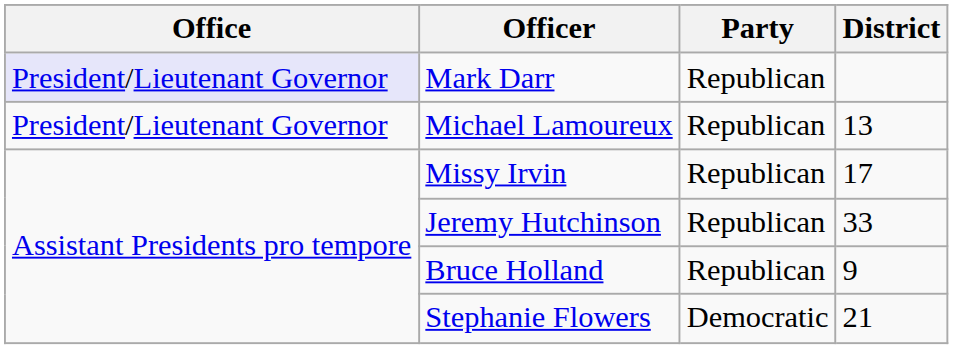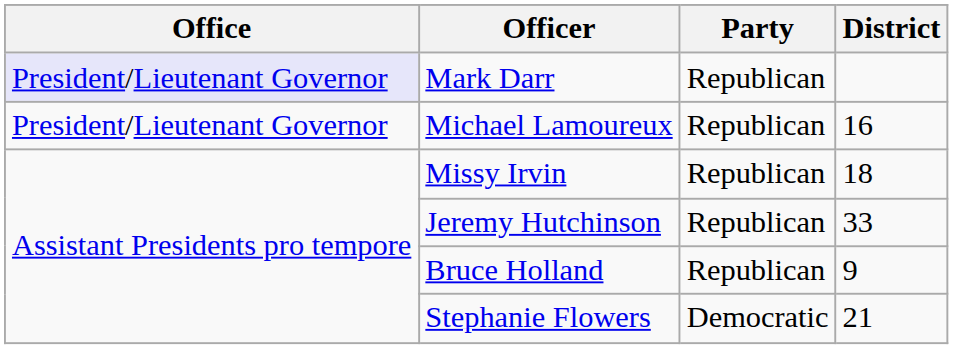(858, 125) 13 -> (858, 125) 16
(858, 173) 17 -> (858, 173) 18
